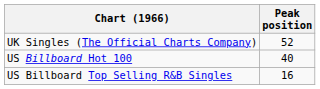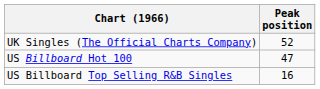(287, 59) 40 -> (287, 59) 47
